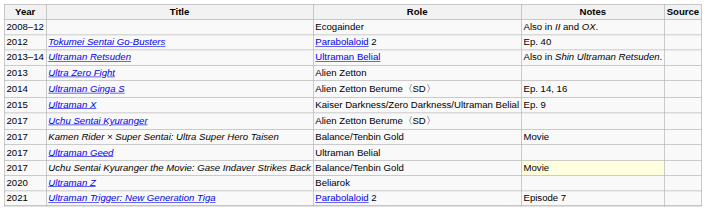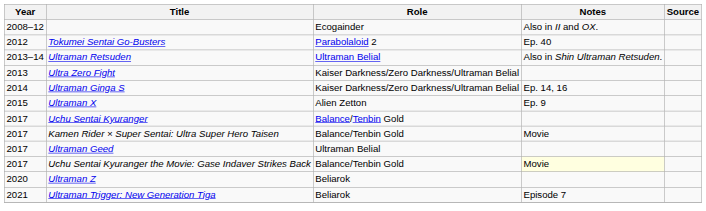(341, 73) Alien Zetton -> (417, 73) Kaiser Darkness/Zero Darkness/Ultraman Belial
(375, 88) Alien Zetton Berume〈SD〉 -> (417, 88) Kaiser Darkness/Zero Darkness/Ultraman Belial
(417, 105) Kaiser Darkness/Zero Darkness/Ultraman Belial -> (341, 103) Alien Zetton
(375, 121) Alien Zetton Berume〈SD〉 -> (360, 118) Balance/Tenbin Gold
(346, 198) Parabolaloid 2 -> (333, 194) Beliarok
